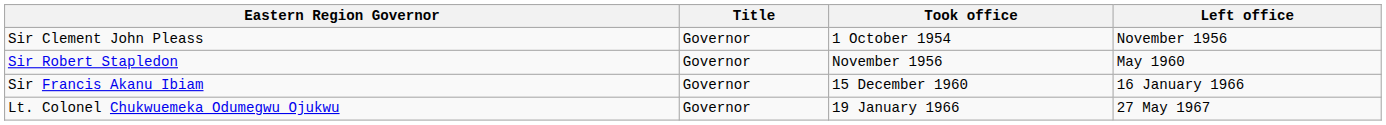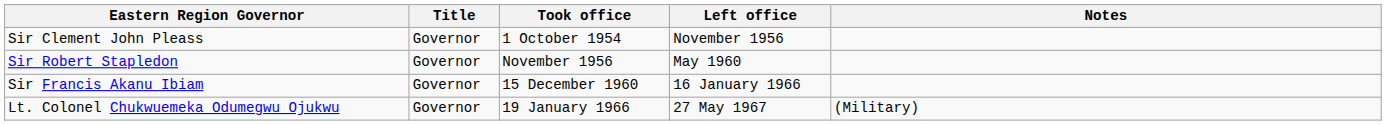+ column: (1106, 16)
